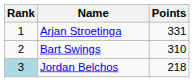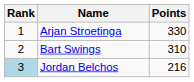(177, 31) 331 -> (177, 31) 330
(177, 67) 218 -> (177, 67) 216
